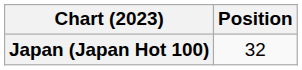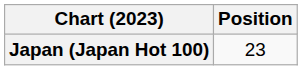(255, 49) 32 -> (255, 49) 23
